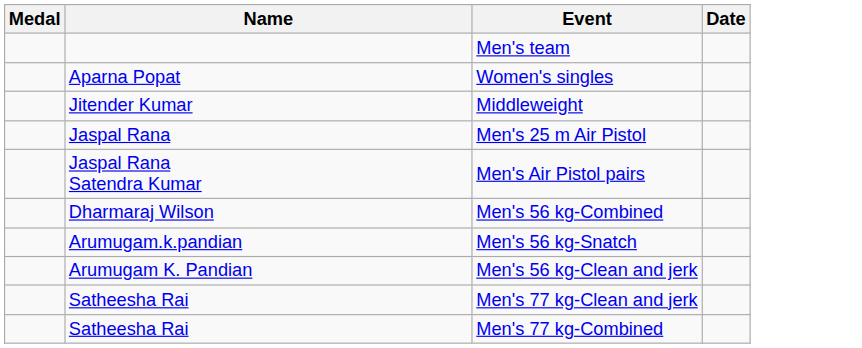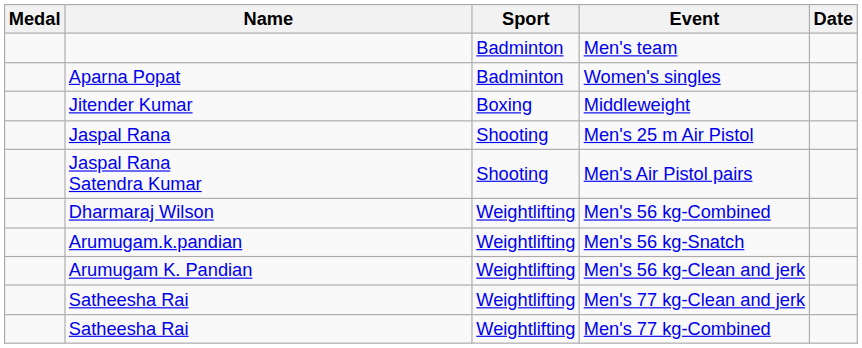+ column: (526, 18)
